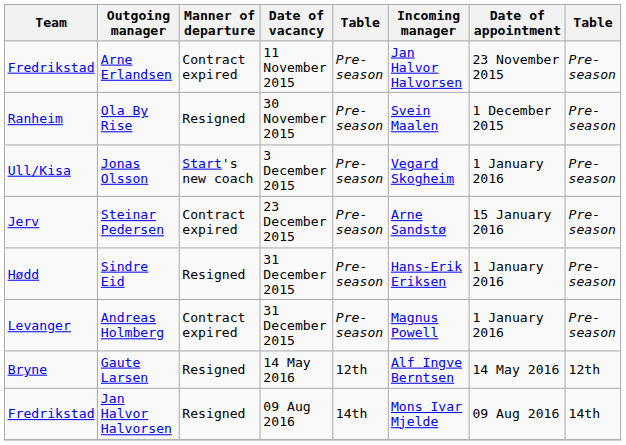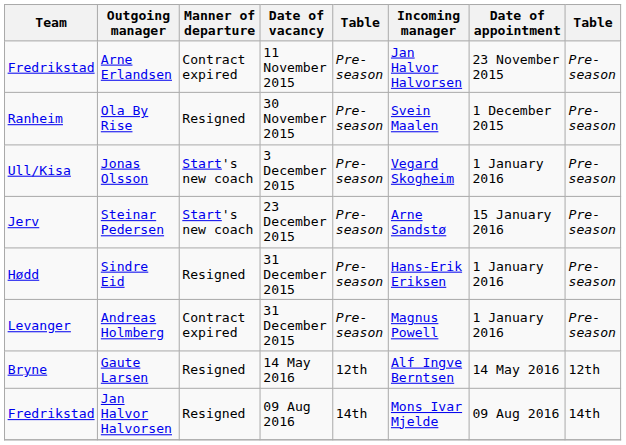(214, 222) Contract expired -> (218, 222) Start's new coach
